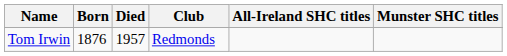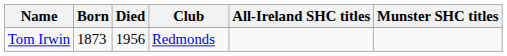(92, 39) 1876 -> (92, 39) 1873
(130, 39) 1957 -> (130, 39) 1956
